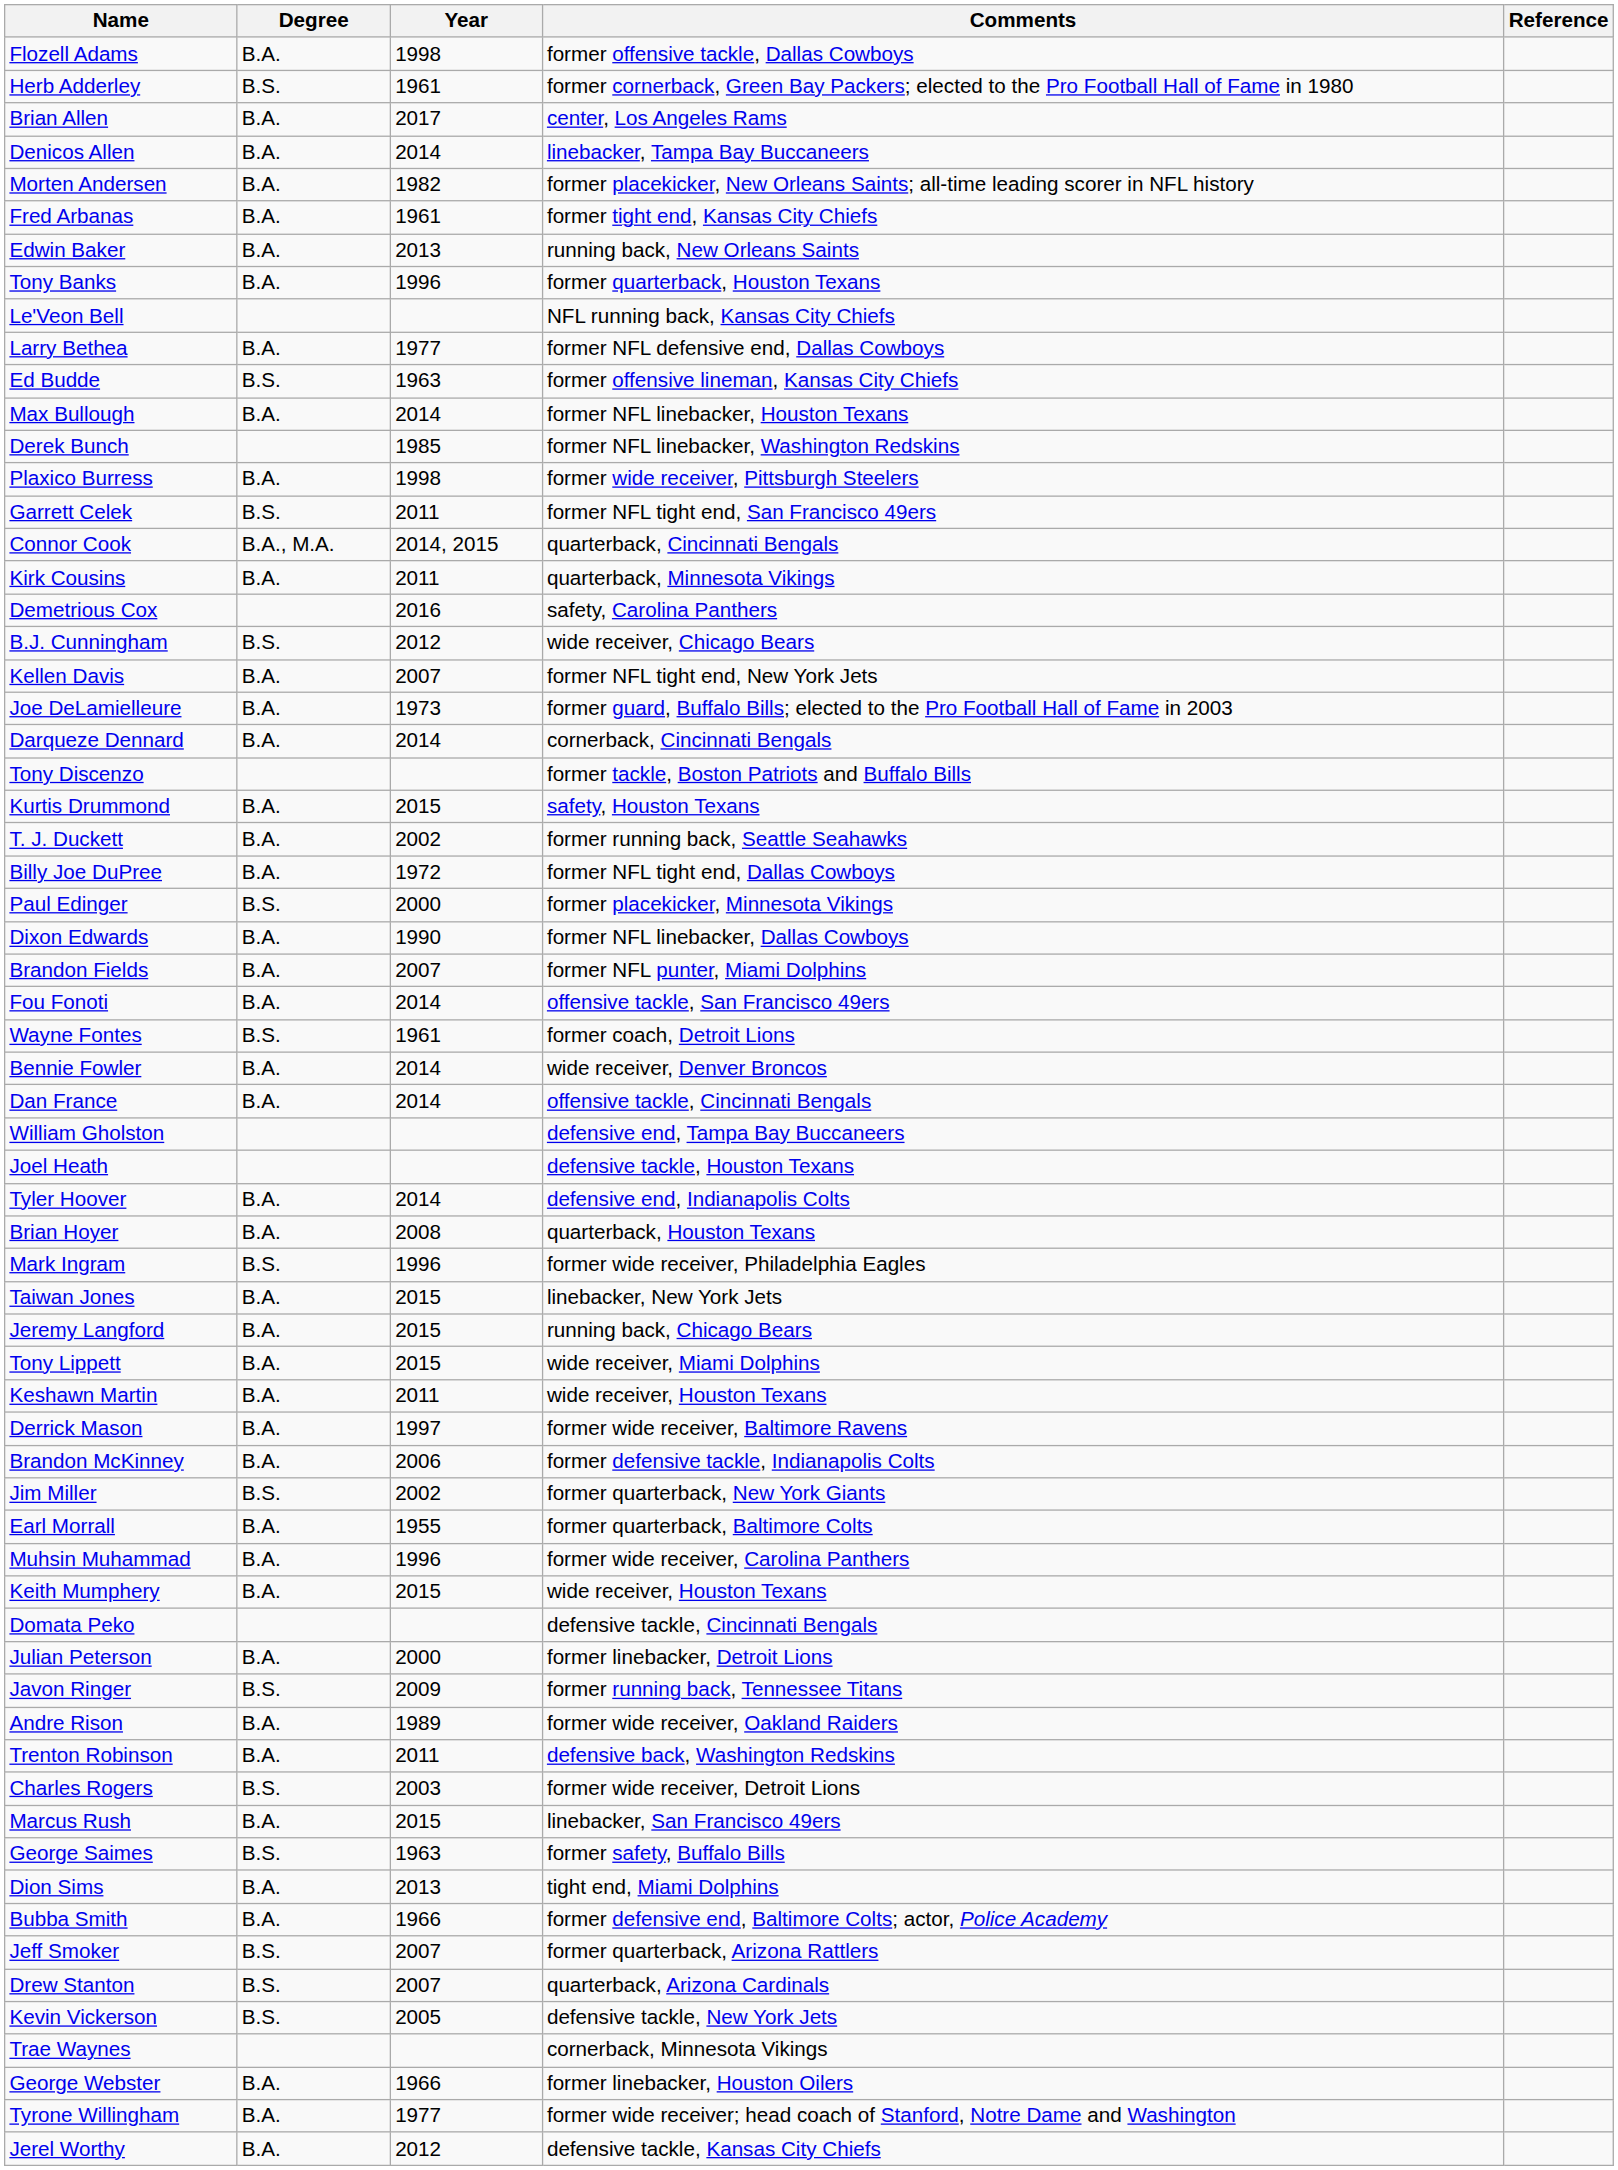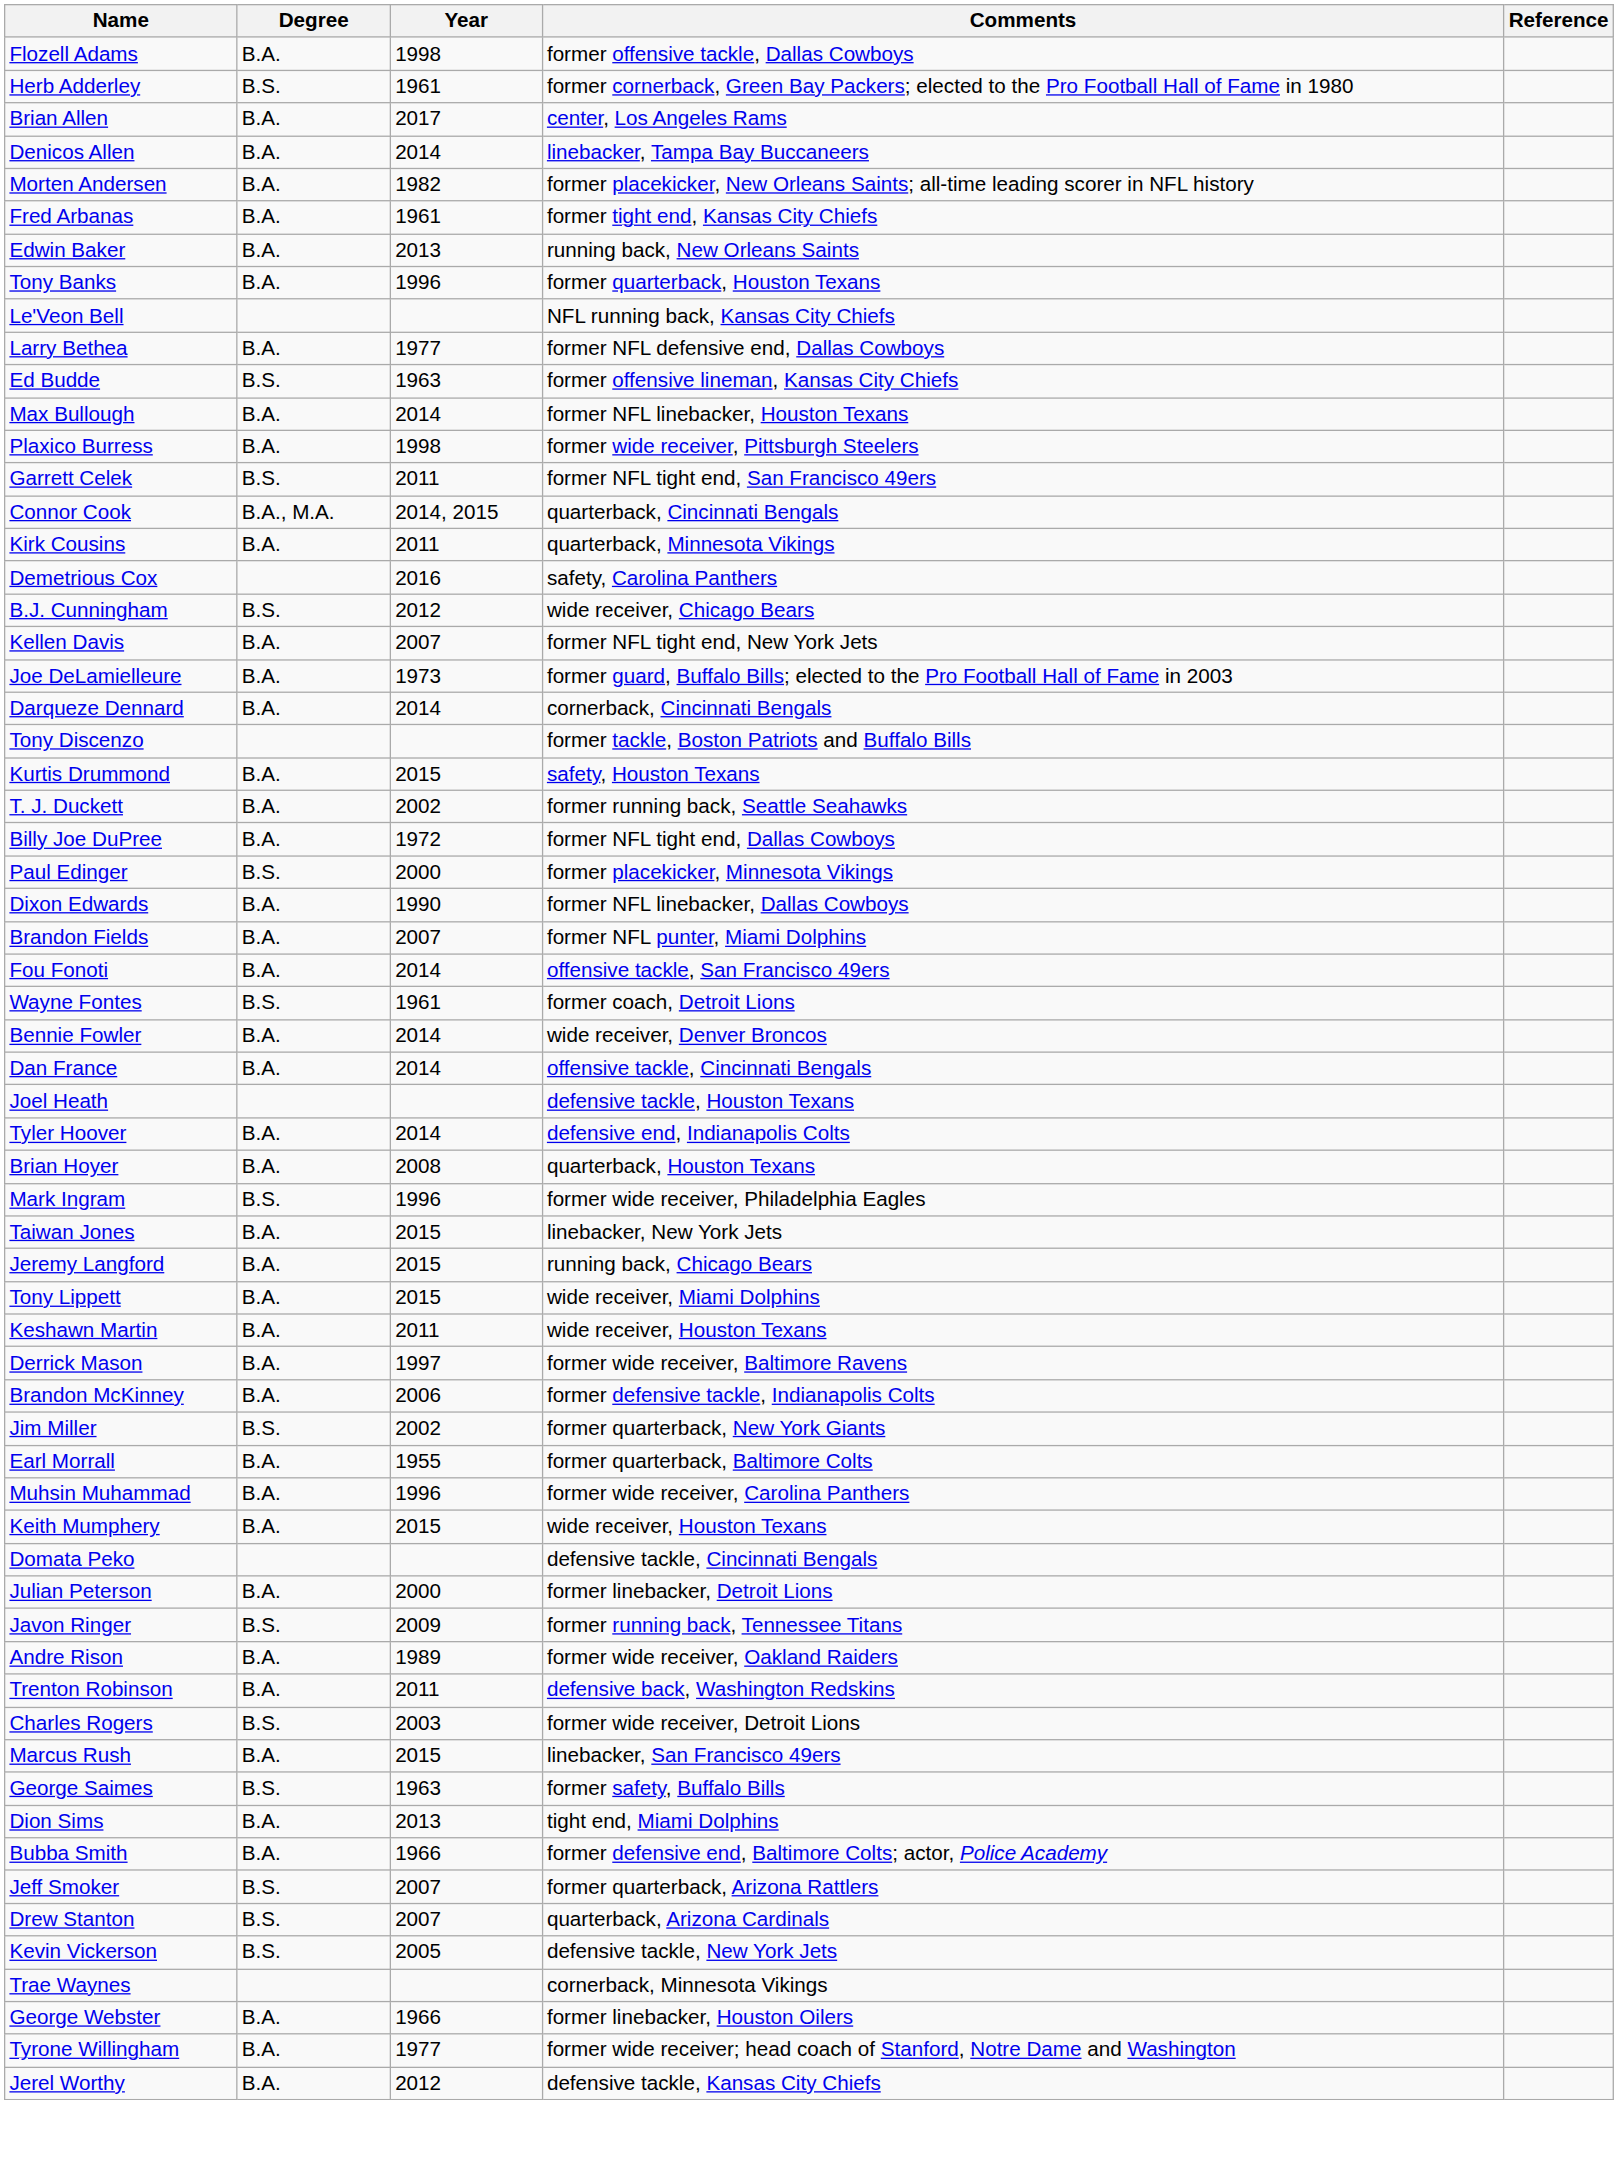- row: (69, 446)
- row: (87, 1133)
